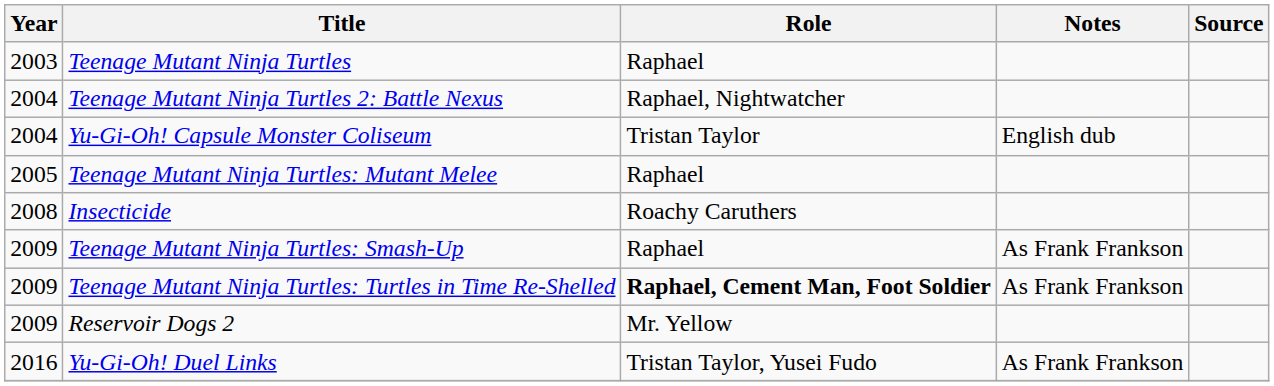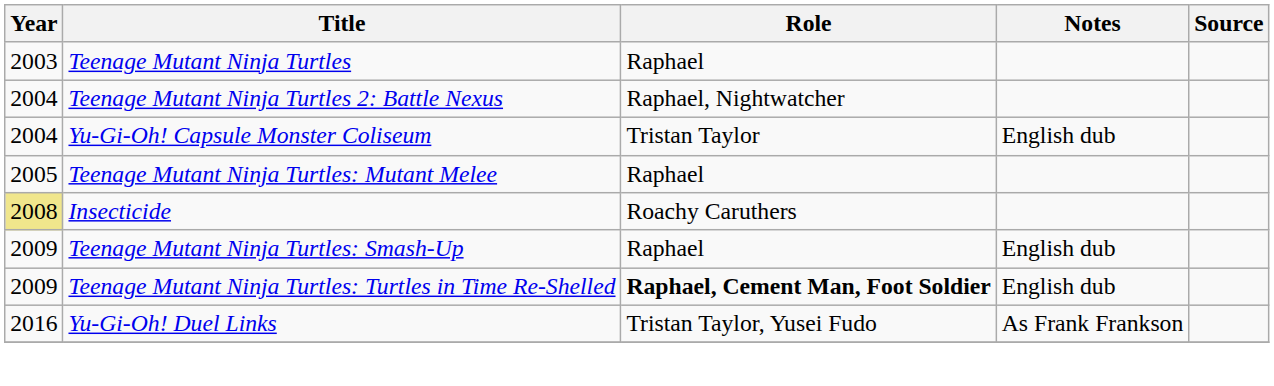(34, 211) no background -> (34, 211) khaki background
(1093, 248) As Frank Frankson -> (1059, 248) English dub
(1093, 286) As Frank Frankson -> (1059, 286) English dub
- row: (151, 323)
